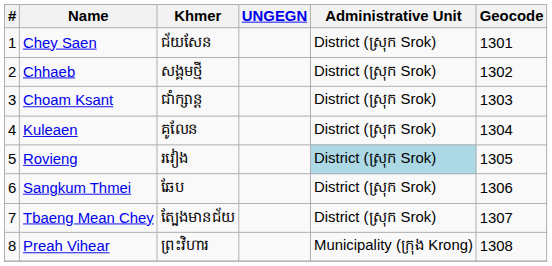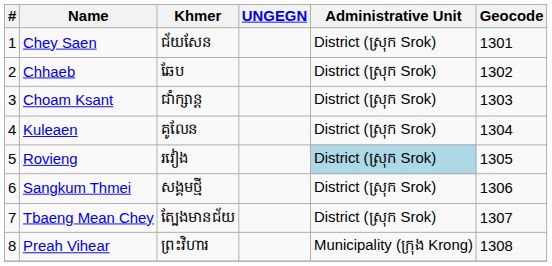(182, 70) សង្គមថ្មី -> (172, 70) ឆែប
(172, 187) ឆែប -> (182, 187) សង្គមថ្មី
